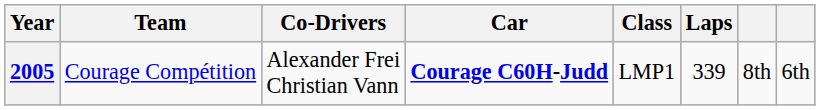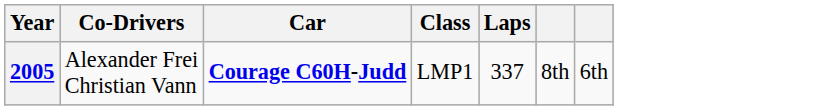- column: (160, 23)
(709, 72) 339 -> (507, 72) 337
